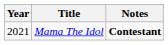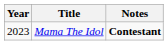(18, 31) 2021 -> (18, 31) 2023
